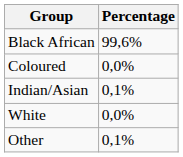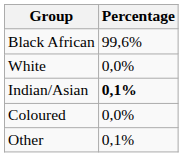rows swapped: (37, 66) <-> (27, 115)
(118, 90) normal -> (119, 90) bold
